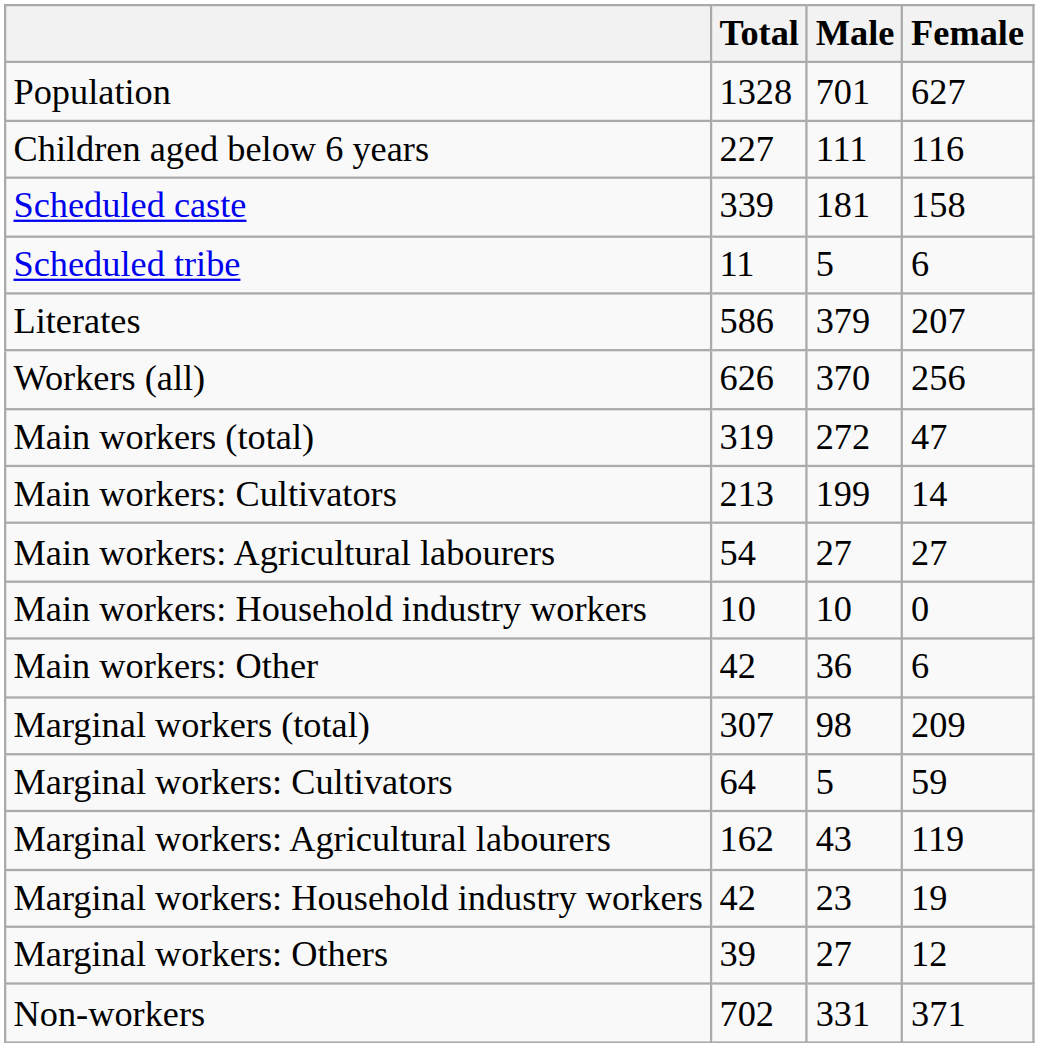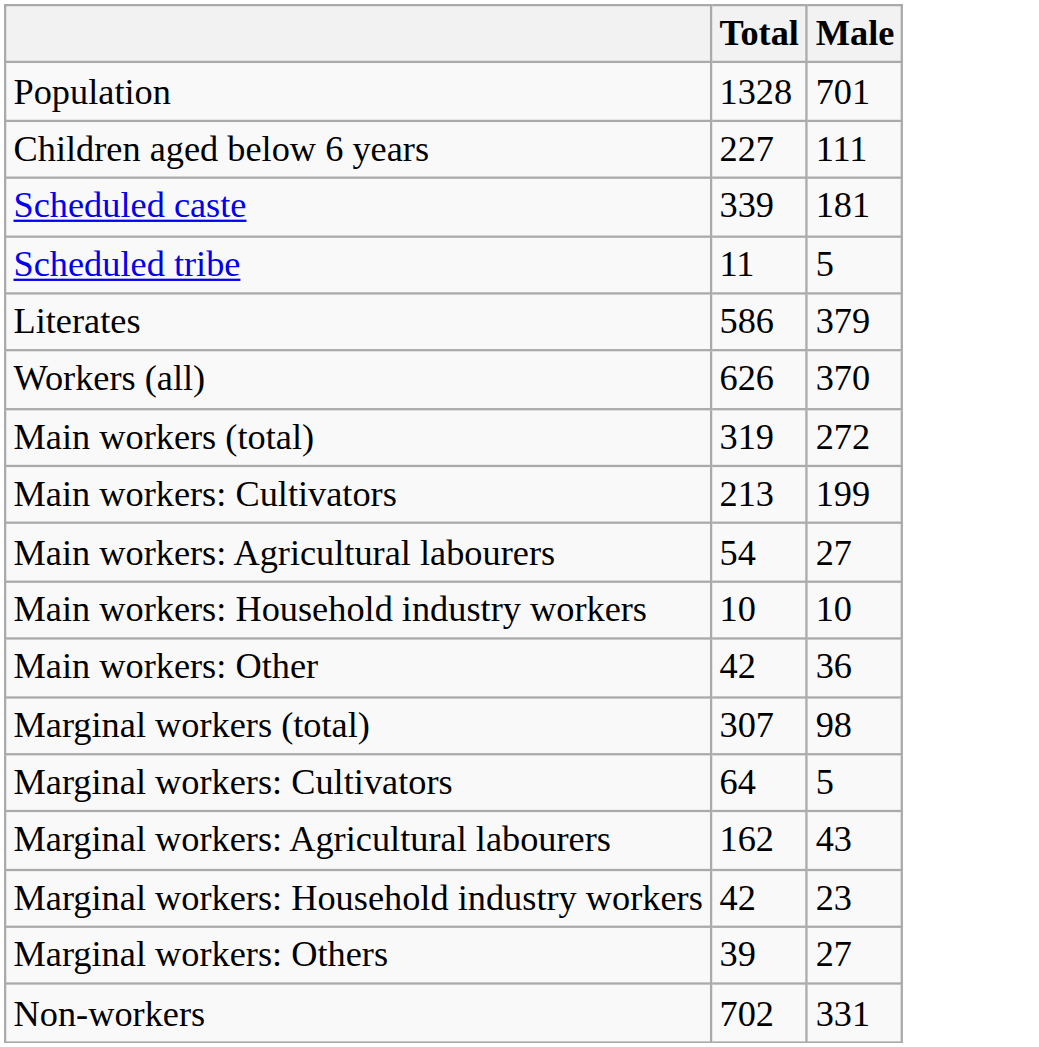- column: (968, 33)
